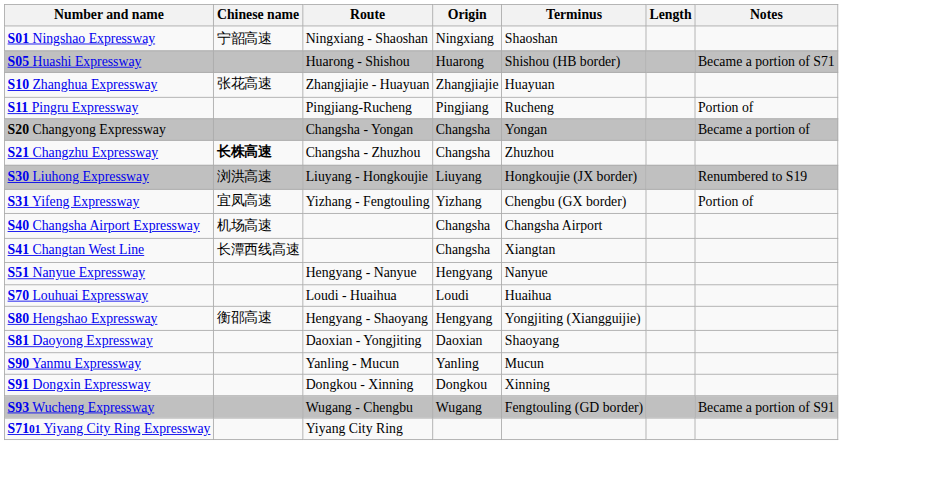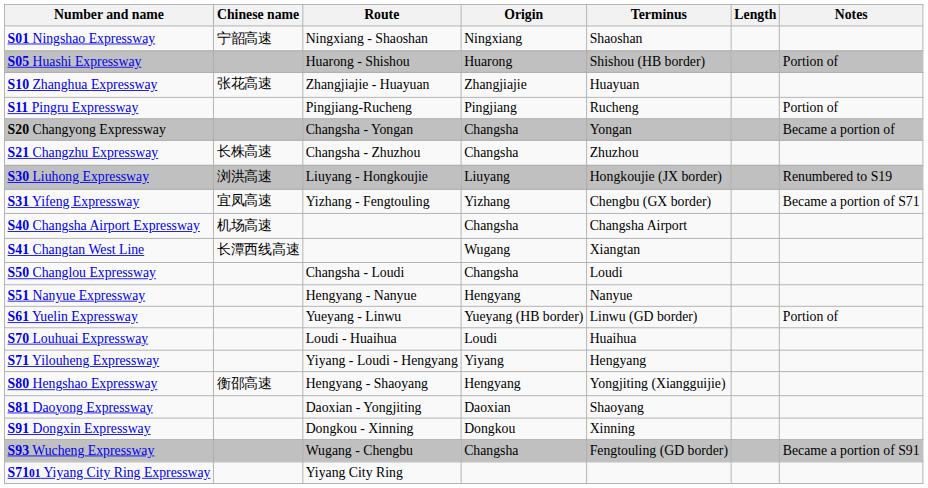(766, 61) Became a portion of S71 -> (810, 61) Portion of
(244, 152) bold -> (244, 152) normal
(726, 201) Portion of -> (851, 201) Became a portion of S71
(463, 250) Changsha -> (487, 250) Wugang
+ row: (82, 273)
+ row: (73, 317)
+ row: (83, 360)
- row: (74, 363)
(459, 407) Wugang -> (491, 450) Changsha
